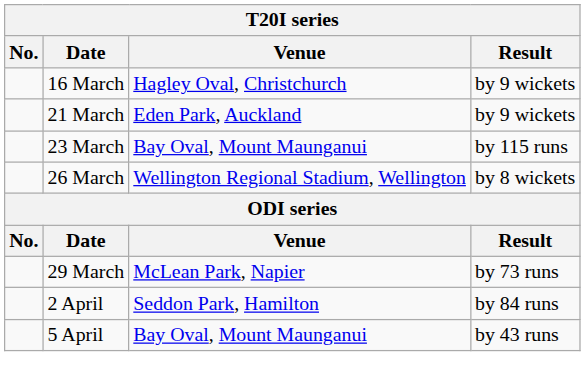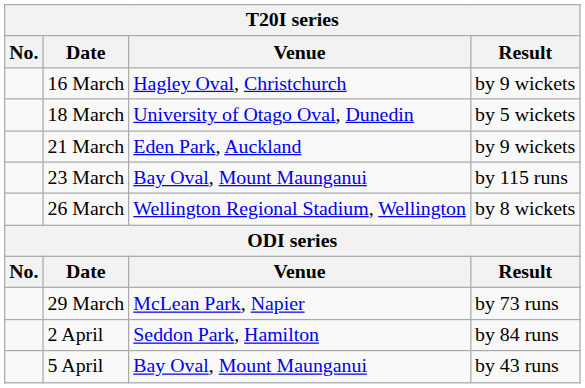+ row: (86, 114)
